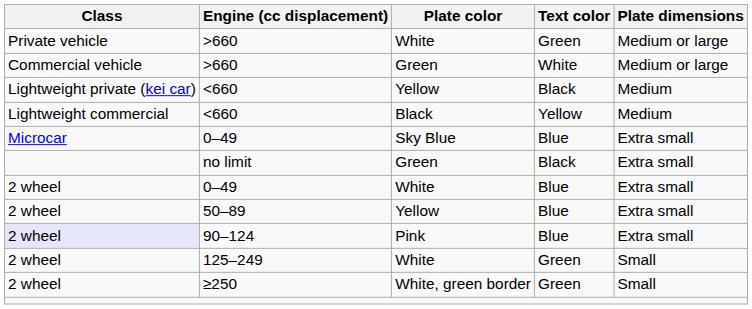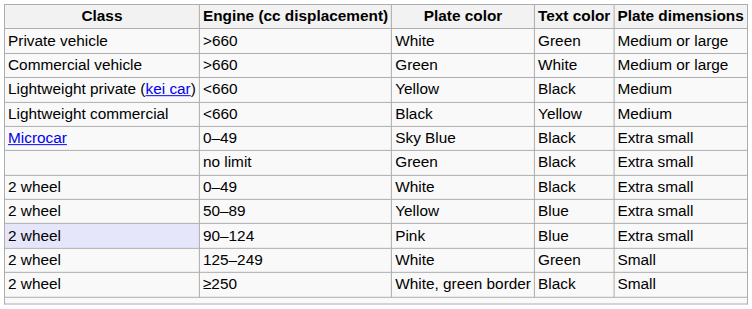(553, 138) Blue -> (557, 138) Black
(553, 187) Blue -> (557, 187) Black
(559, 284) Green -> (557, 284) Black
